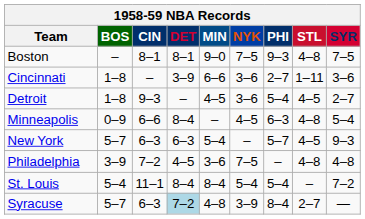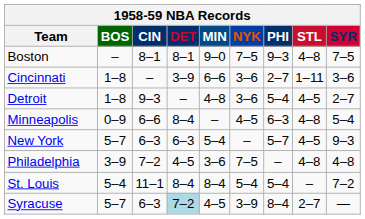(215, 99) 4–5 -> (215, 99) 4–8
(215, 203) 4–8 -> (215, 203) 4–5
